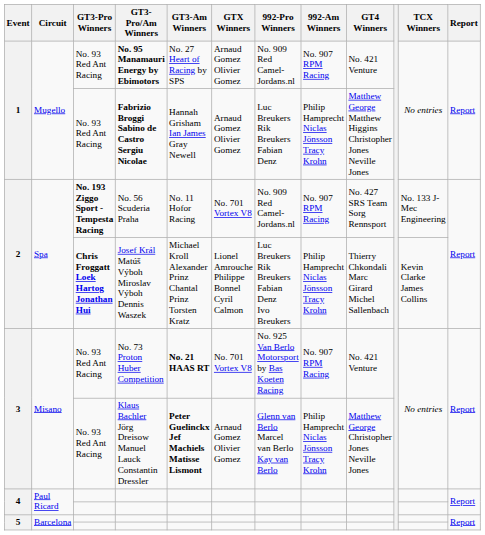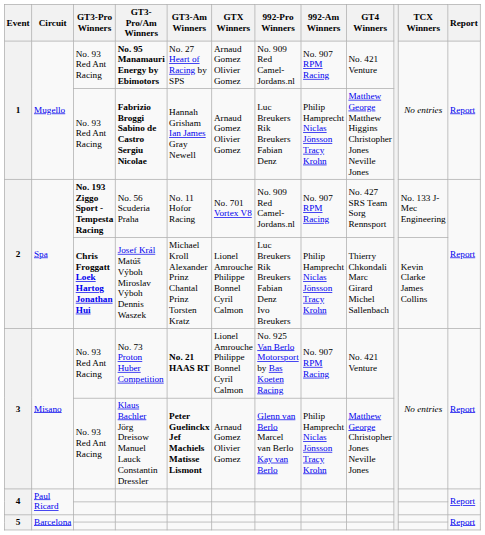(233, 363) No. 701 Vortex V8 -> (233, 363) Lionel Amrouche Philippe Bonnel Cyril Calmon
